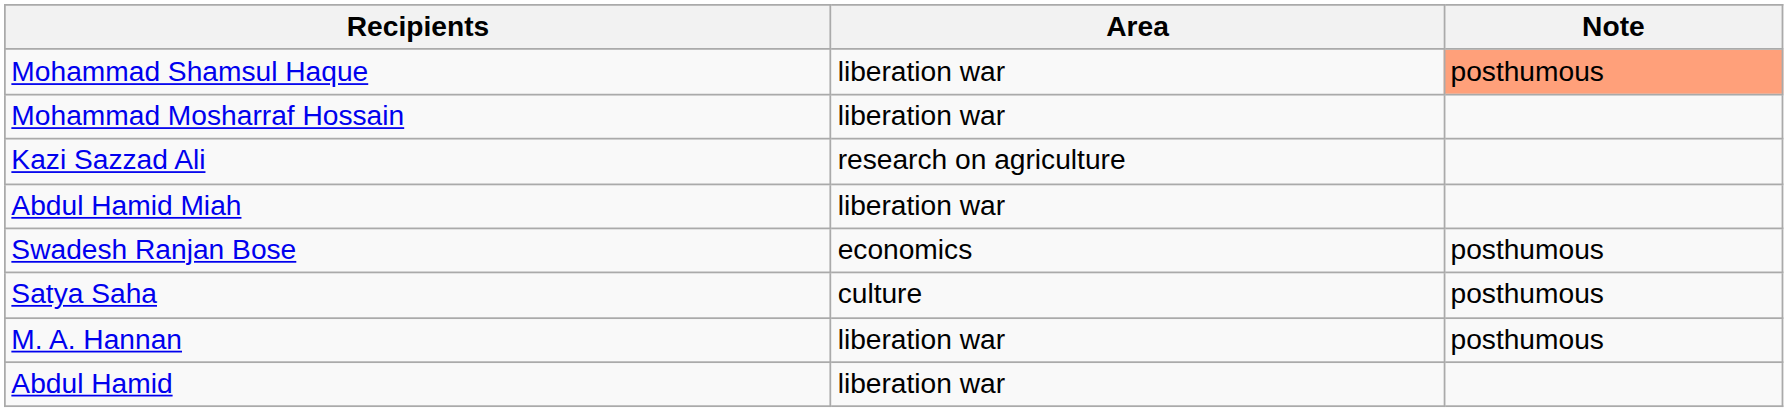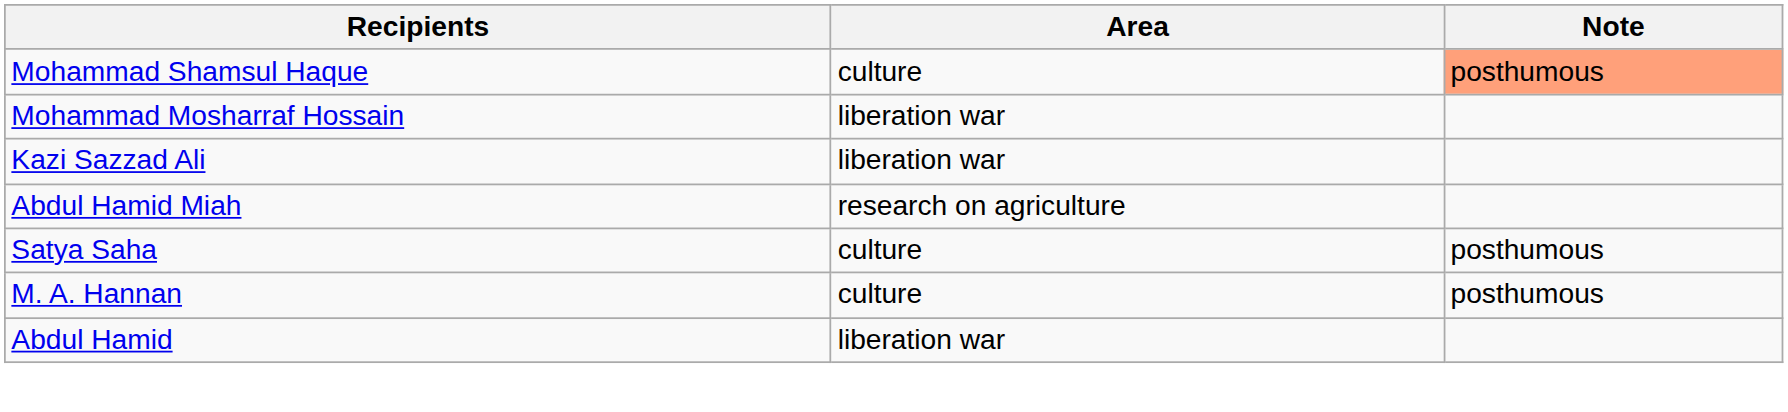(921, 71) liberation war -> (880, 71) culture
(982, 160) research on agriculture -> (921, 160) liberation war
(921, 205) liberation war -> (982, 205) research on agriculture
- row: (154, 250)
(921, 339) liberation war -> (880, 294) culture
